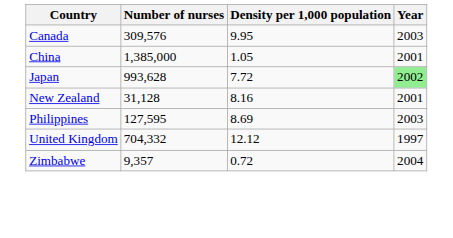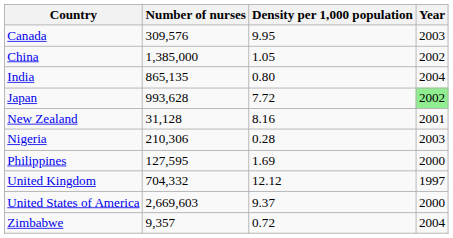(410, 56) 2001 -> (432, 56) 2002
+ row: (21, 77)
+ row: (27, 139)
(242, 118) 8.69 -> (263, 160) 1.69
(410, 118) 2003 -> (432, 160) 2000
+ row: (73, 202)
